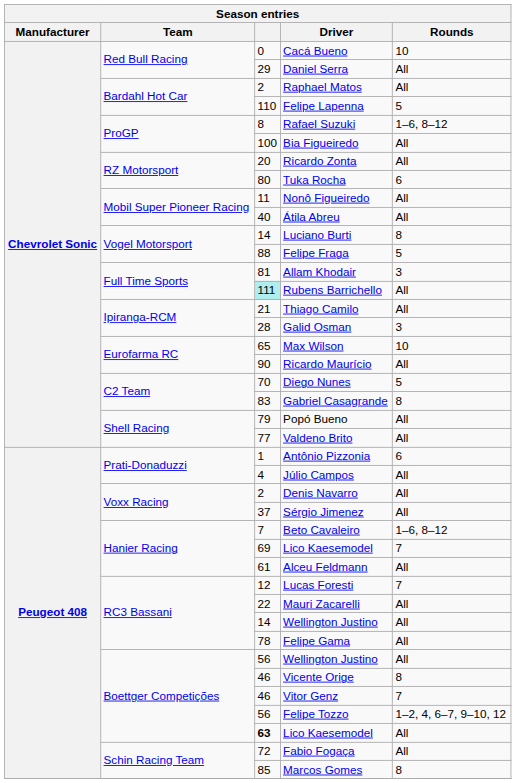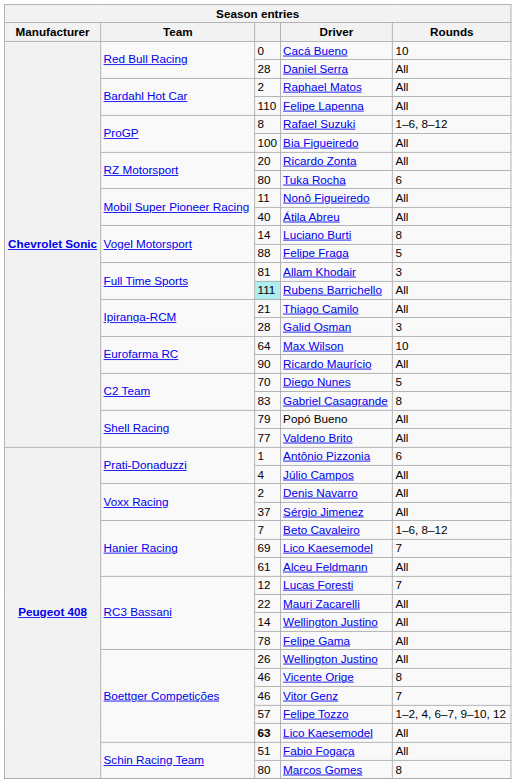(264, 69) 29 -> (264, 69) 28
(399, 105) 5 -> (402, 105) All
(264, 345) 65 -> (264, 345) 64
(264, 659) 56 -> (264, 659) 26
(264, 714) 56 -> (264, 714) 57
(264, 751) 72 -> (264, 751) 51
(264, 769) 85 -> (264, 769) 80
